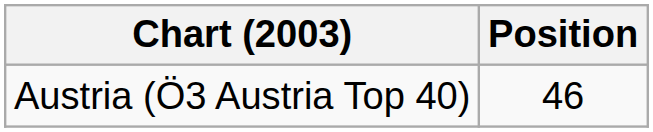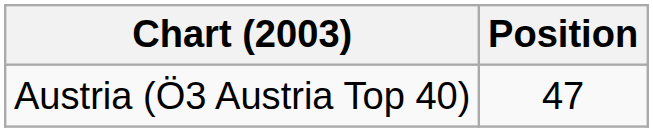(563, 95) 46 -> (563, 95) 47
